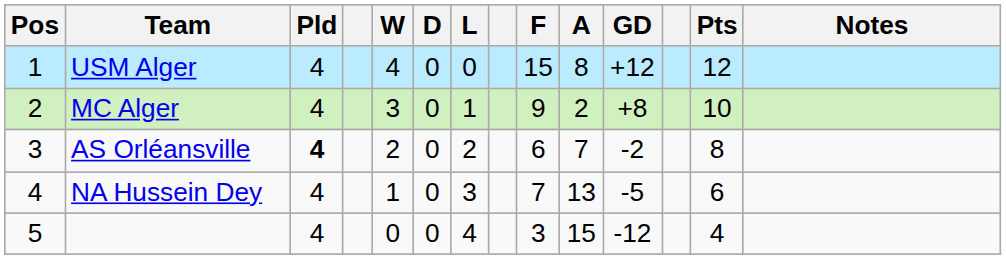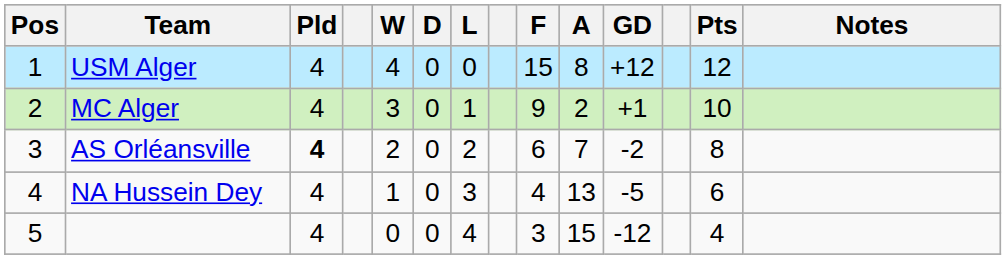(632, 108) +8 -> (632, 108) +1
(538, 191) 7 -> (538, 191) 4
